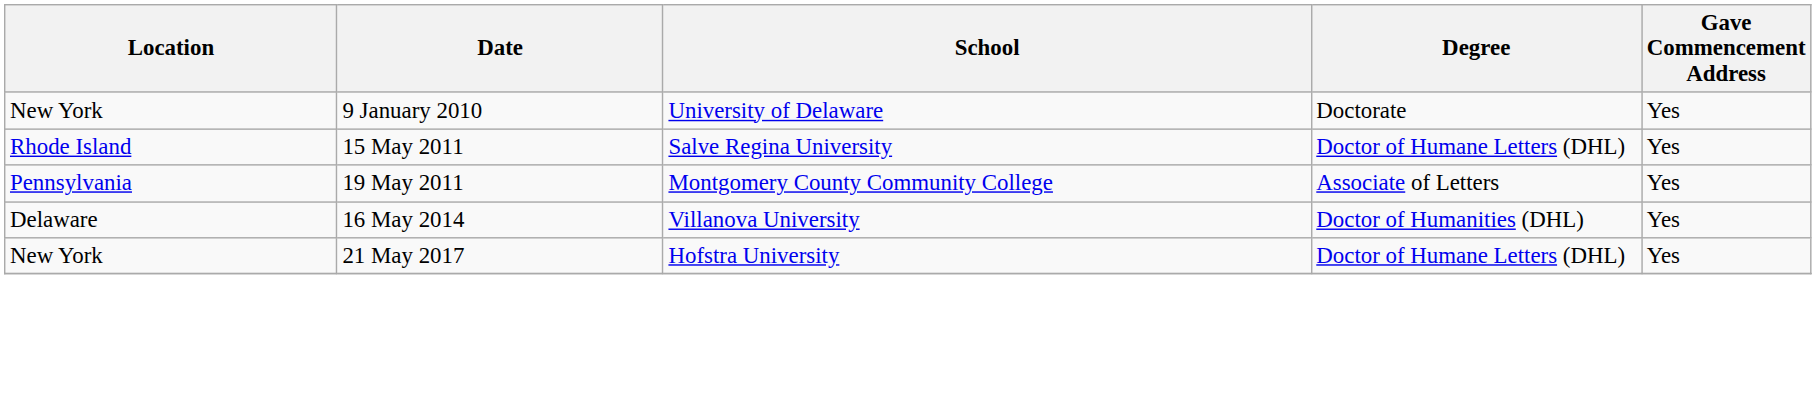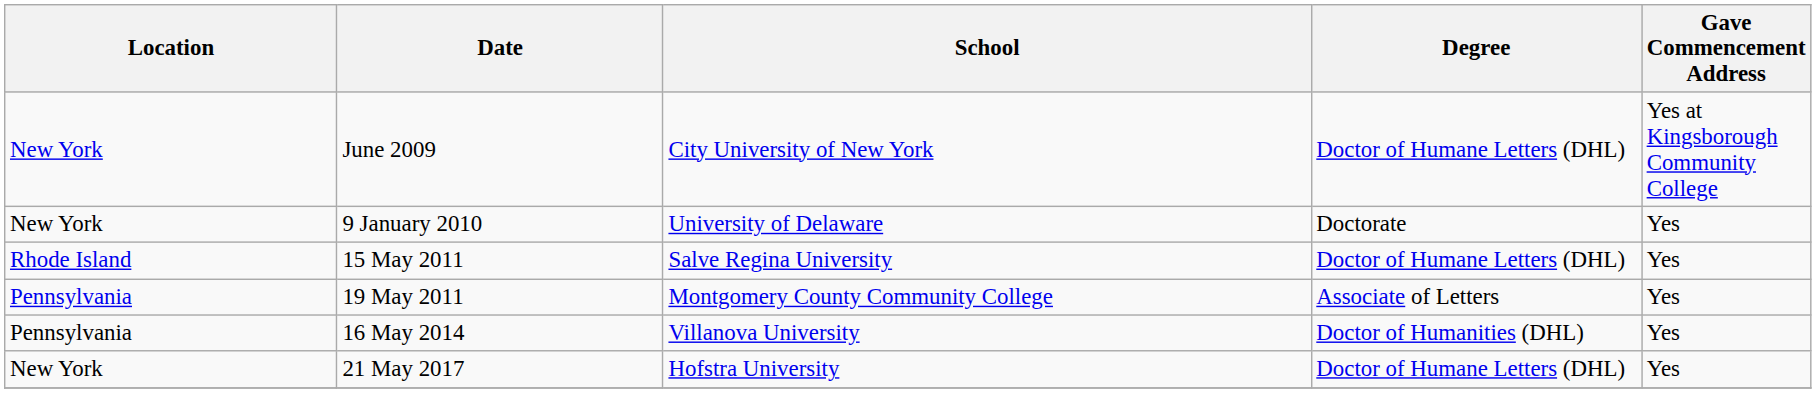+ row: (389, 149)
(54, 219) Delaware -> (71, 332) Pennsylvania
